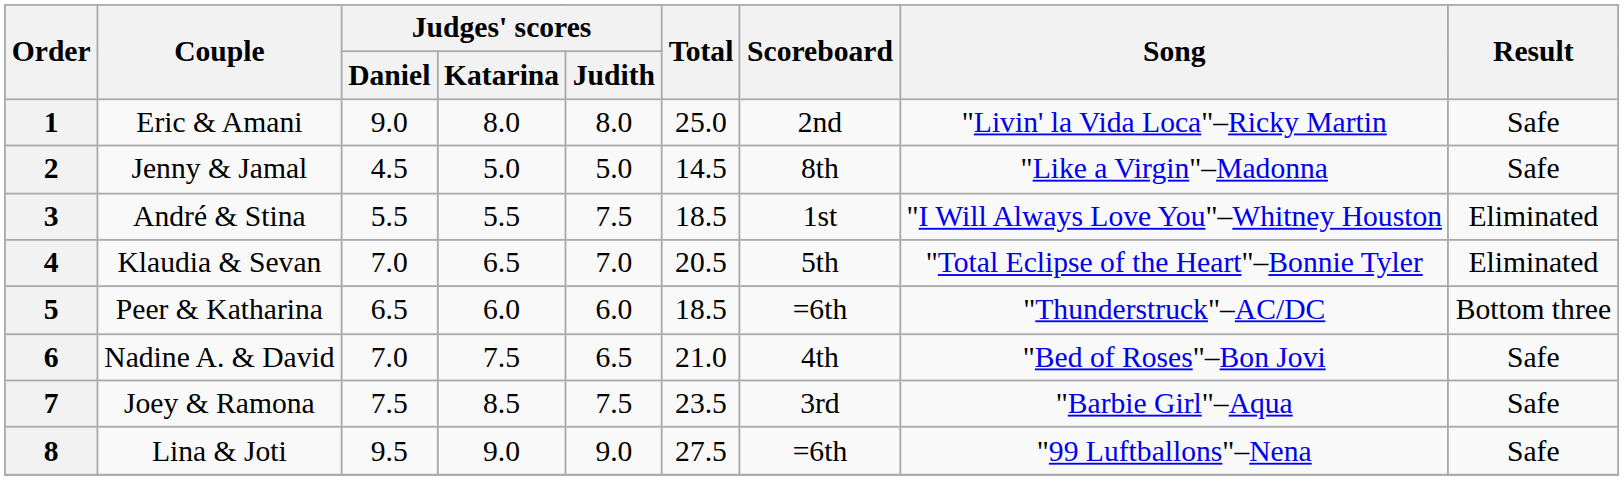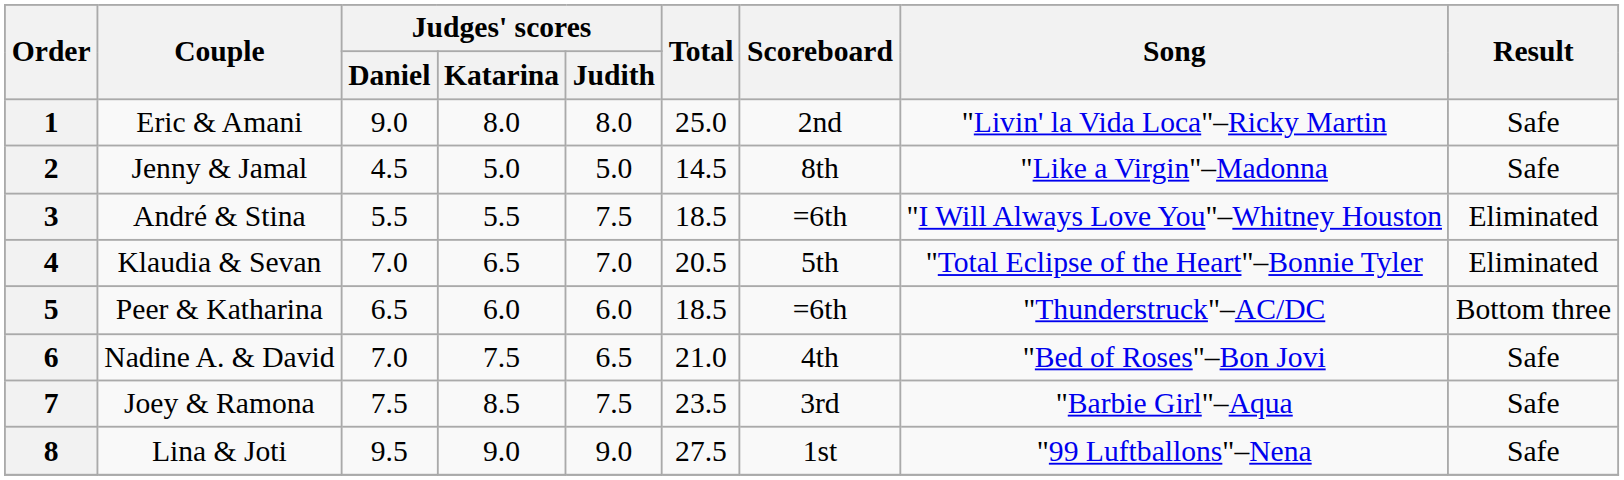(820, 215) 1st -> (820, 215) =6th
(820, 450) =6th -> (820, 450) 1st
